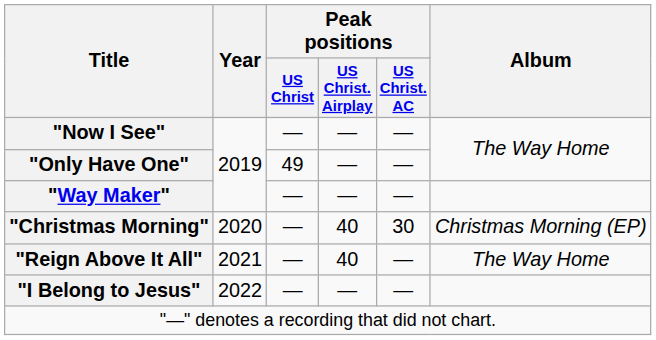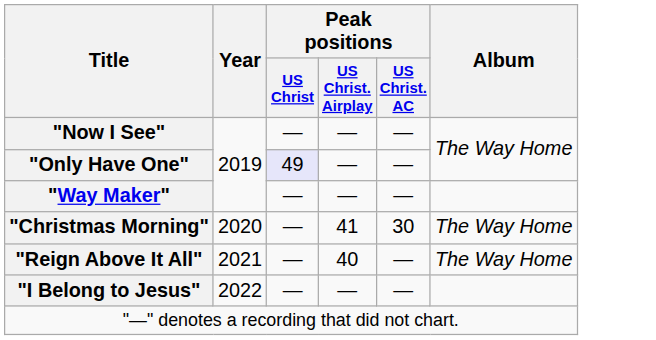(293, 164) no background -> (293, 164) lavender background
(347, 227) 40 -> (347, 227) 41
(541, 227) Christmas Morning (EP) -> (504, 227) The Way Home
